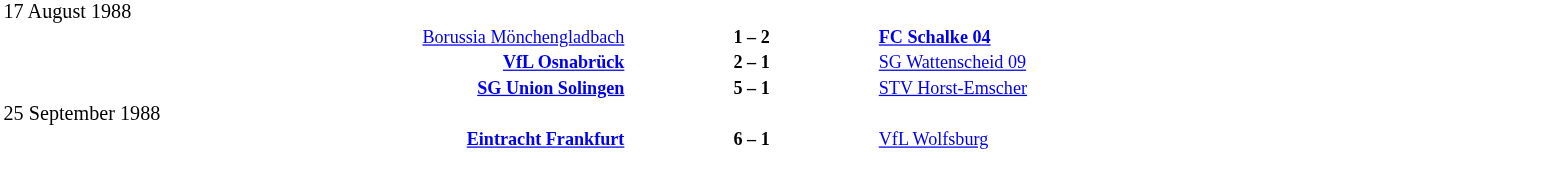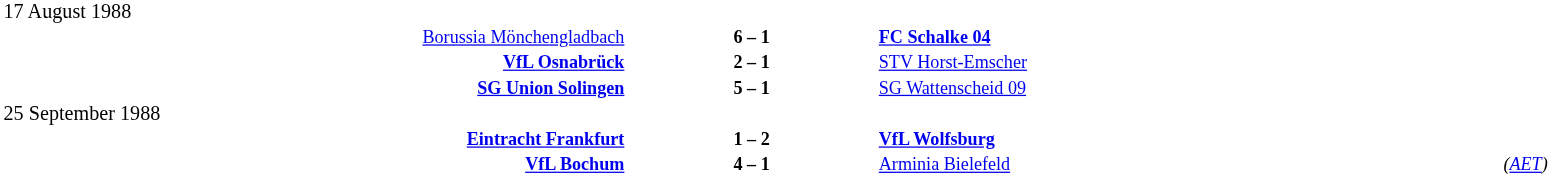(752, 37) 1 – 2 -> (752, 37) 6 – 1
(952, 62) SG Wattenscheid 09 -> (953, 62) STV Horst-Emscher
(953, 87) STV Horst-Emscher -> (952, 87) SG Wattenscheid 09
(752, 139) 6 – 1 -> (752, 139) 1 – 2
(934, 139) normal -> (937, 139) bold
+ row: (575, 164)
